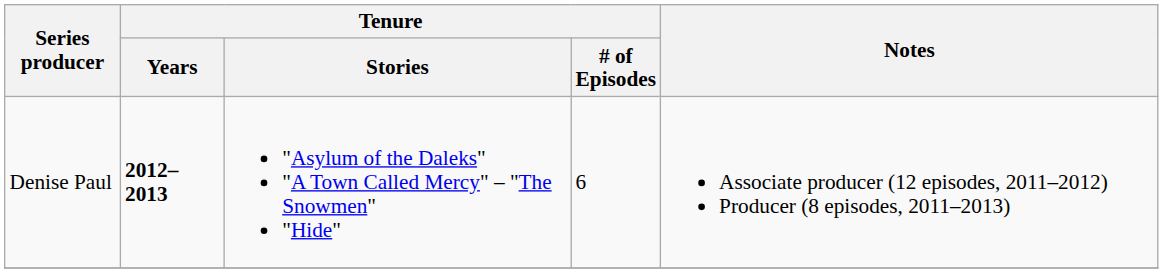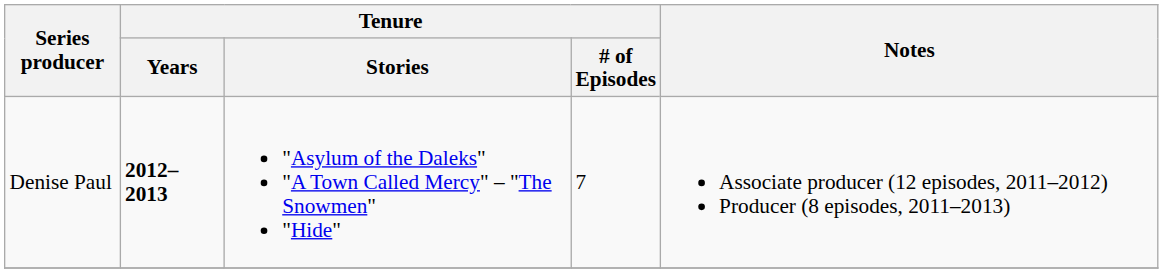(581, 181) 6 -> (581, 181) 7
